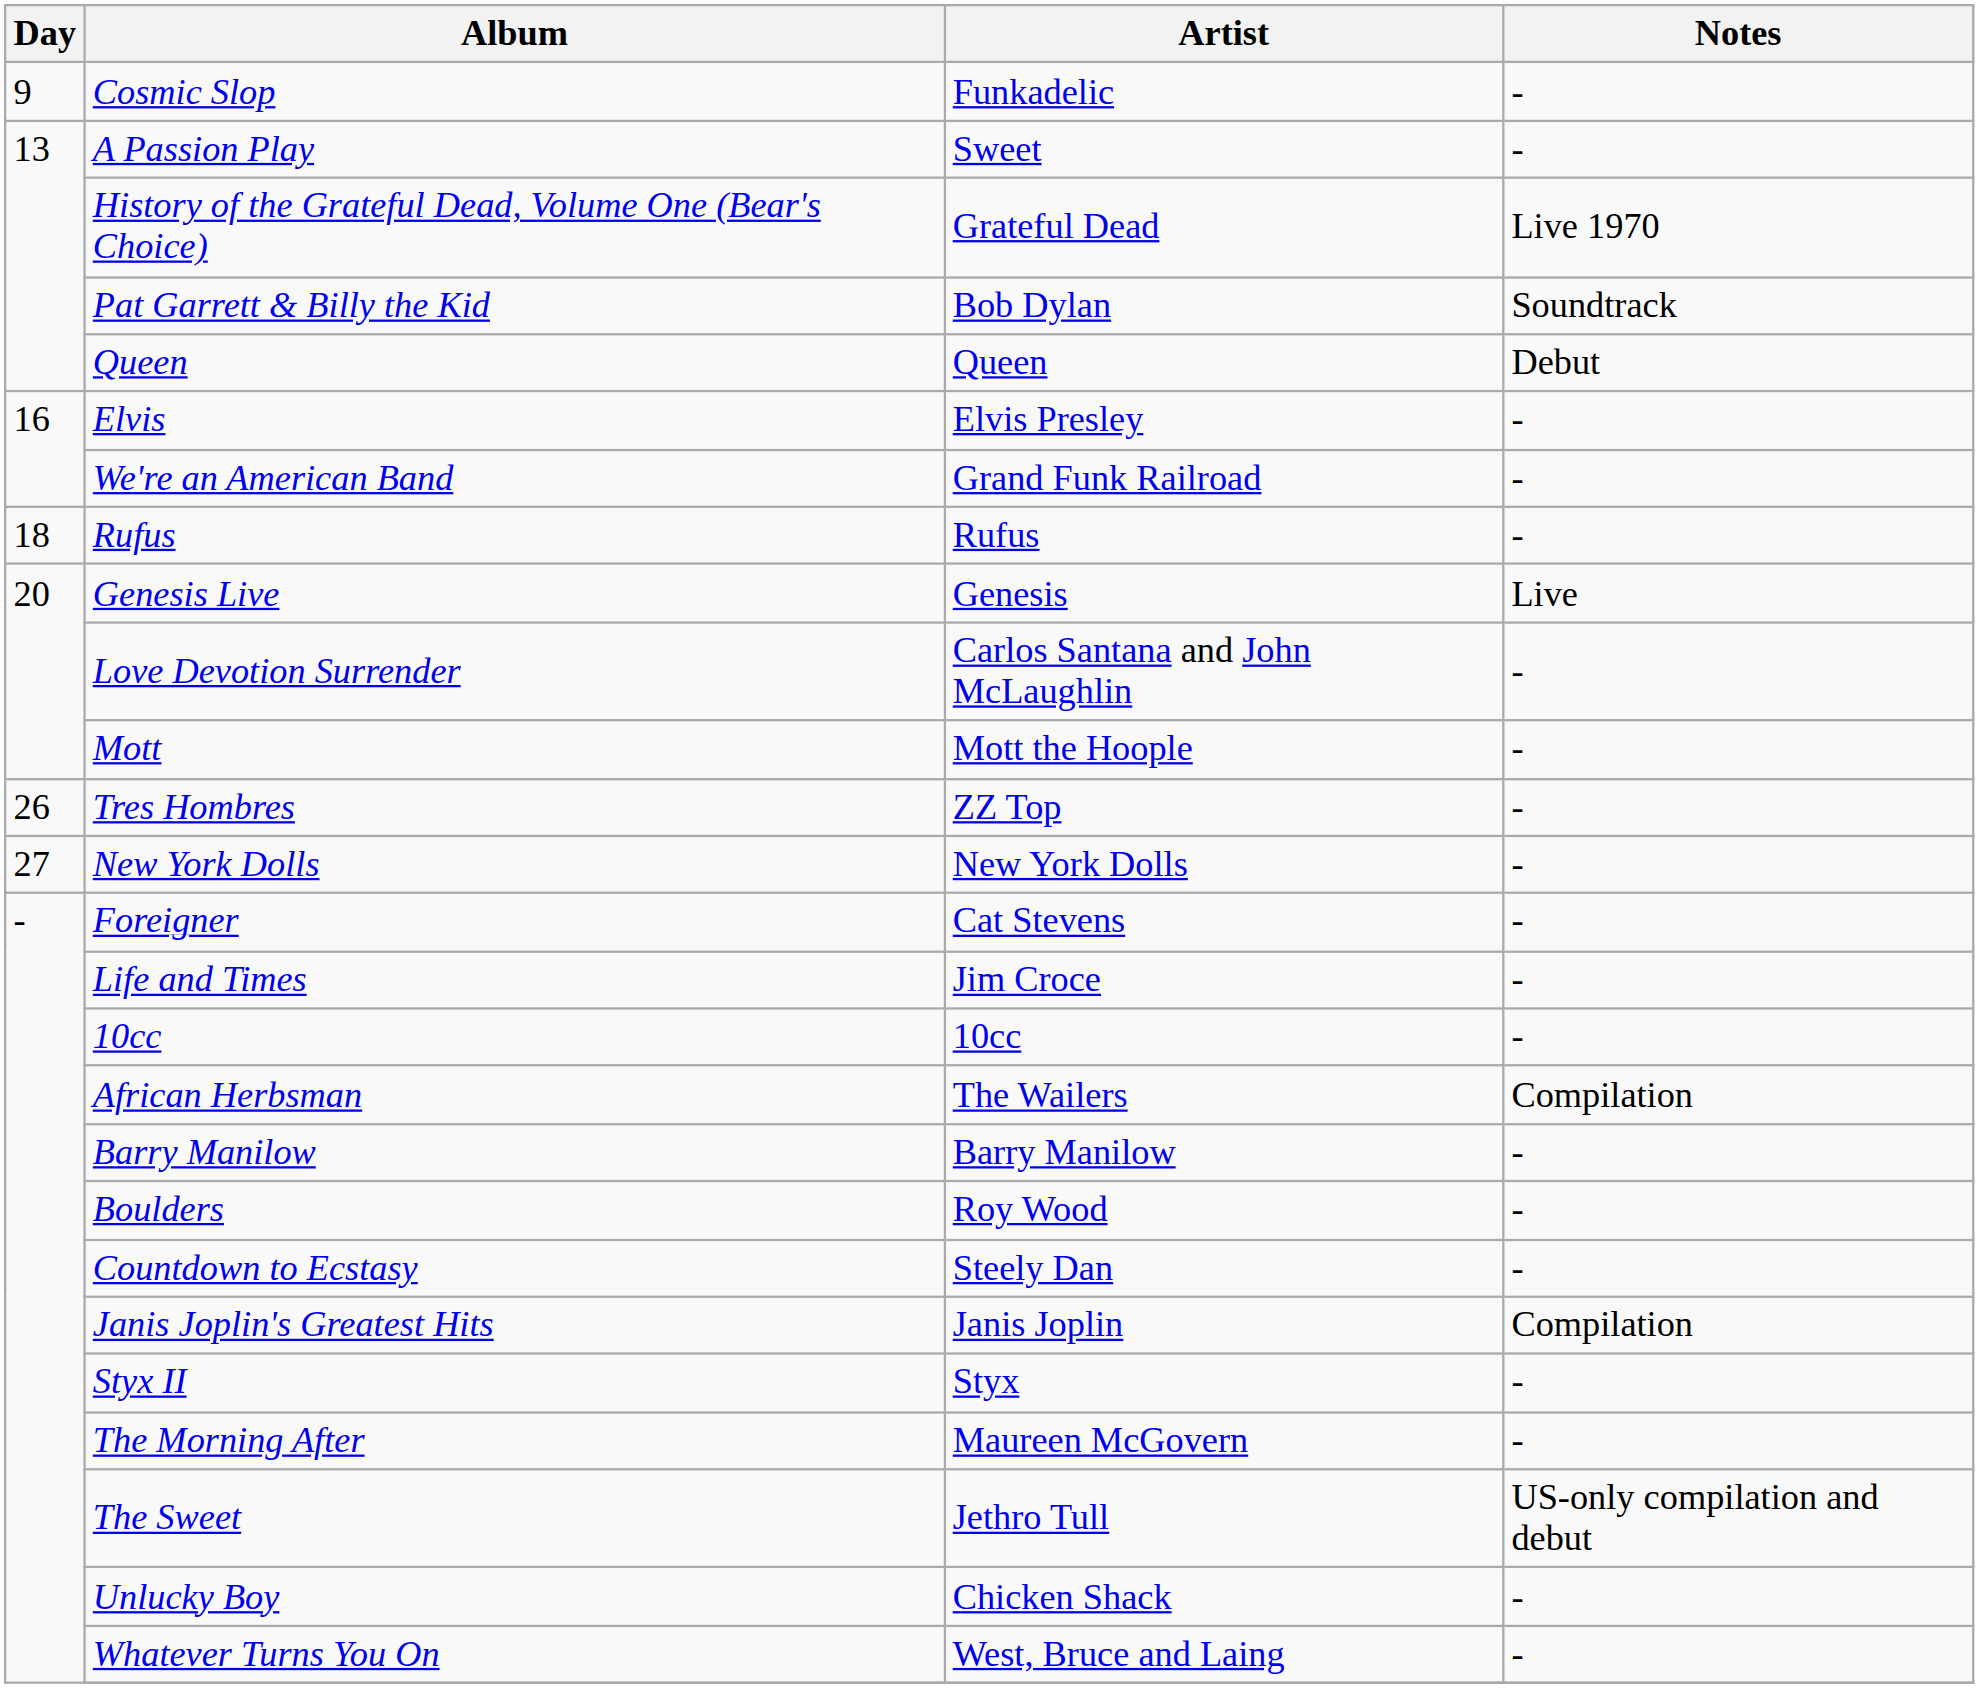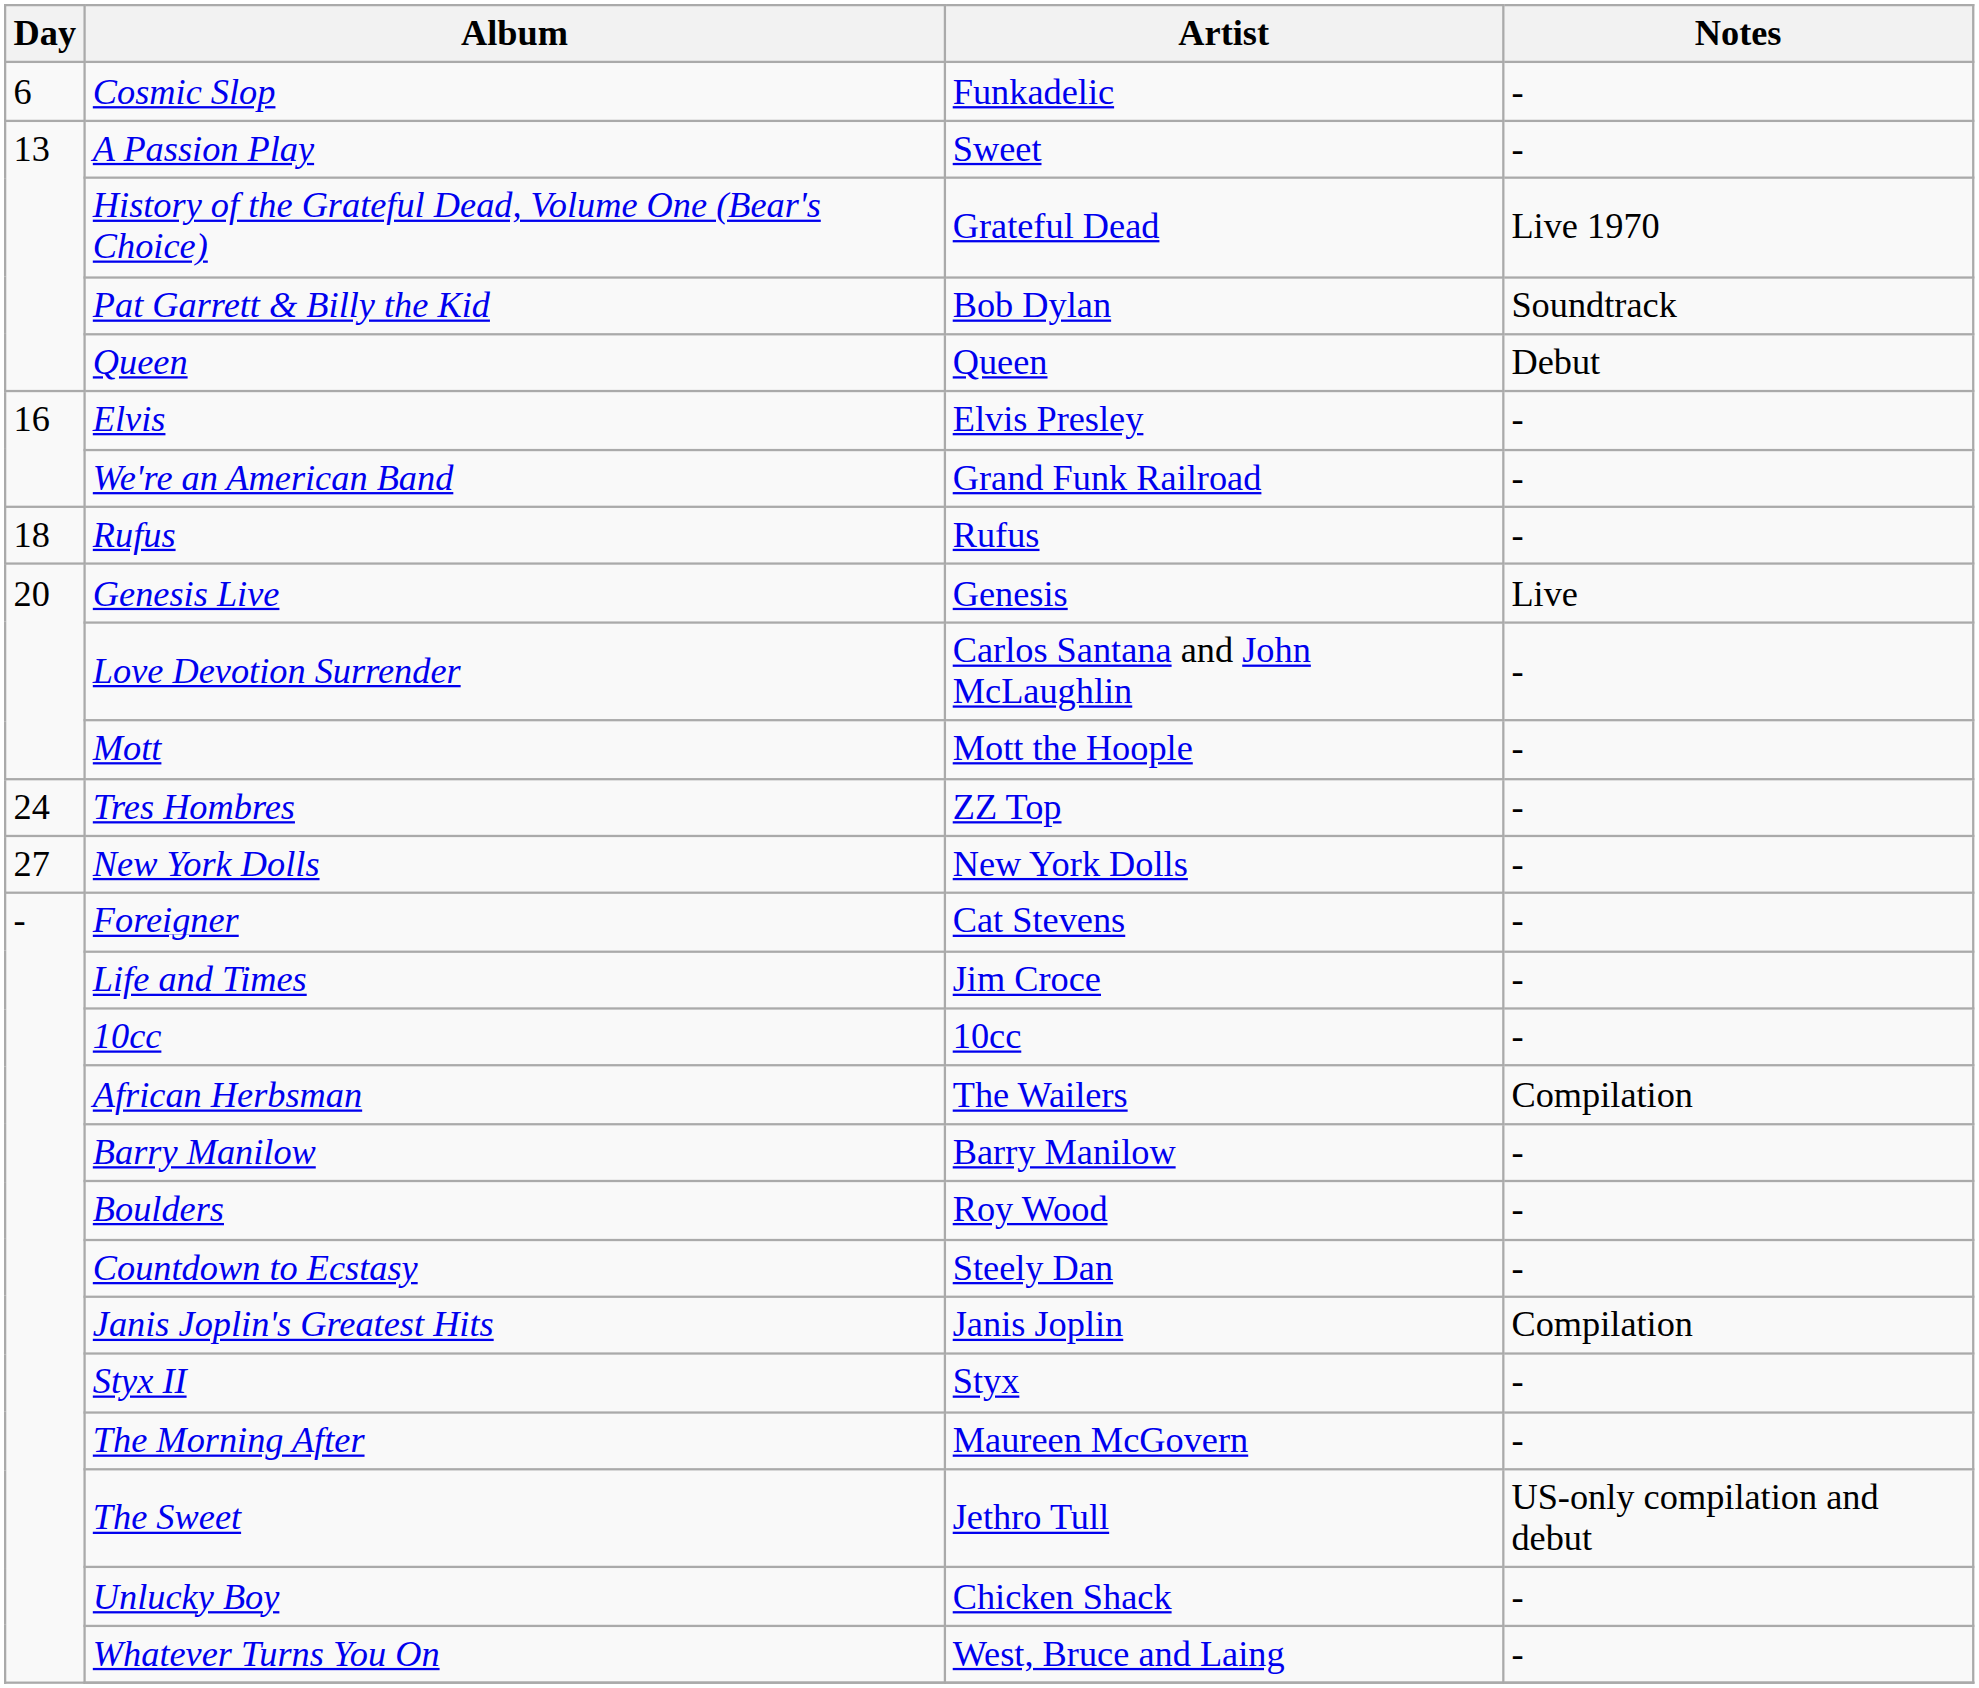(23, 90) 9 -> (23, 90) 6
(32, 806) 26 -> (32, 806) 24
